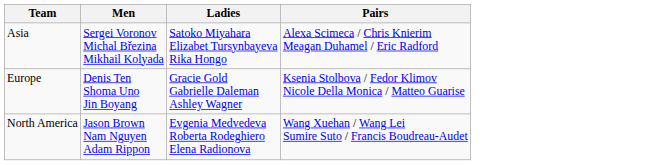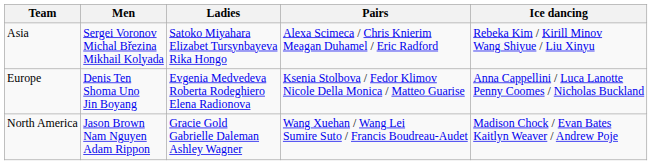+ column: (559, 13)
(214, 91) Gracie Gold Gabrielle Daleman Ashley Wagner -> (218, 91) Evgenia Medvedeva Roberta Rodeghiero Elena Radionova
(218, 136) Evgenia Medvedeva Roberta Rodeghiero Elena Radionova -> (214, 136) Gracie Gold Gabrielle Daleman Ashley Wagner
